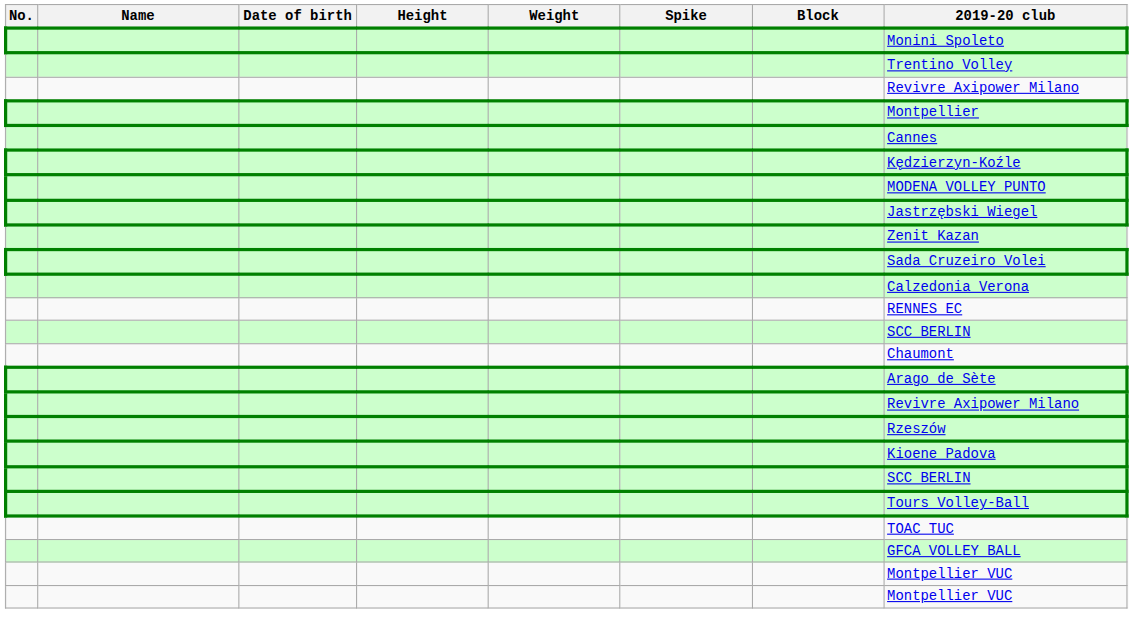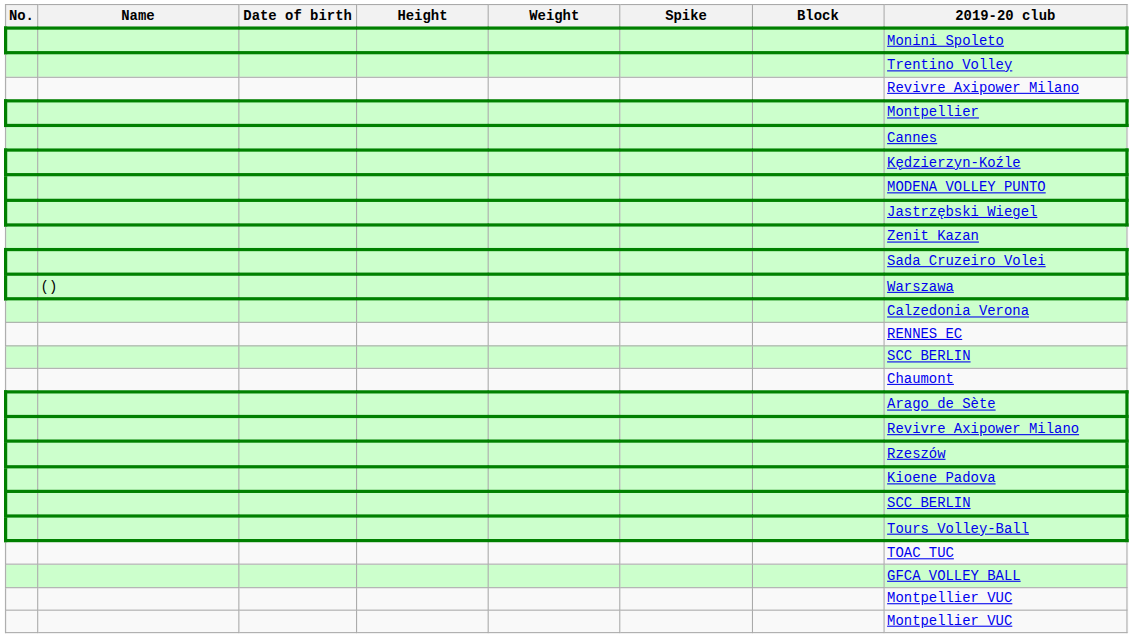+ row: (21, 287)
